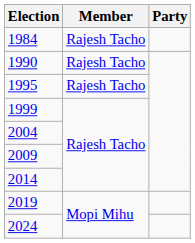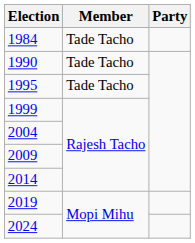(106, 39) Rajesh Tacho -> (100, 39) Tade Tacho
(106, 62) Rajesh Tacho -> (100, 62) Tade Tacho
(106, 86) Rajesh Tacho -> (100, 86) Tade Tacho
